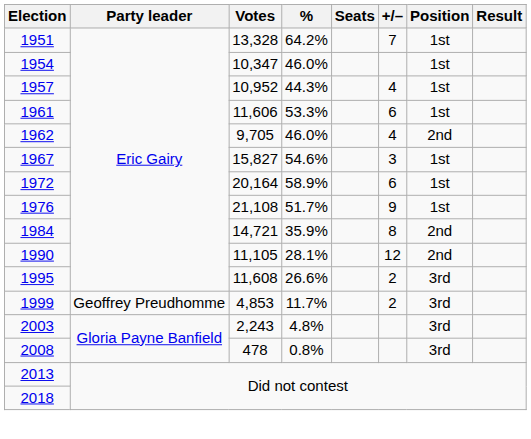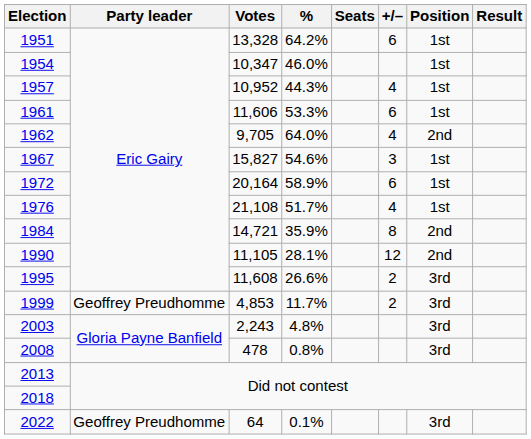(392, 40) 7 -> (392, 40) 6
(306, 135) 46.0% -> (306, 135) 64.0%
(392, 207) 9 -> (392, 207) 4
+ row: (37, 421)
